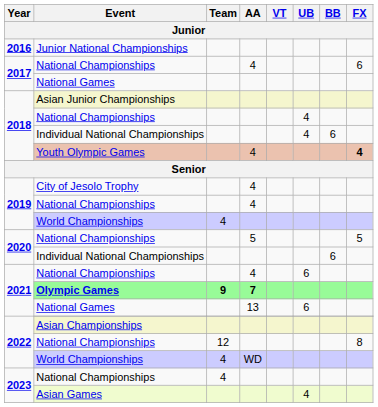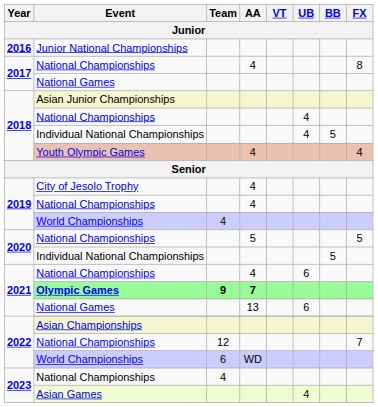(360, 65) 6 -> (360, 65) 8
(333, 134) 6 -> (333, 134) 5
(360, 152) bold -> (360, 152) normal
(333, 256) 6 -> (333, 256) 5
(360, 342) 8 -> (360, 342) 7
(223, 360) 4 -> (223, 360) 6
